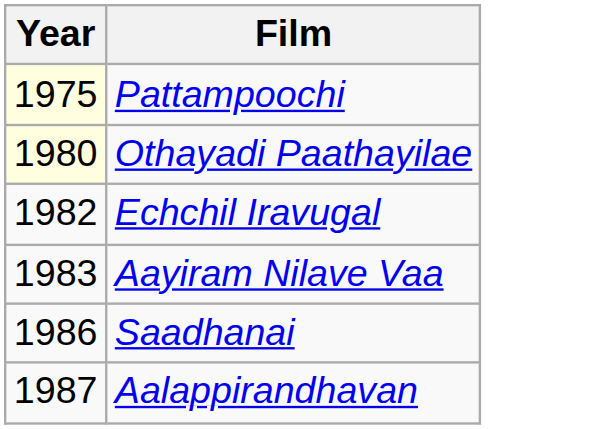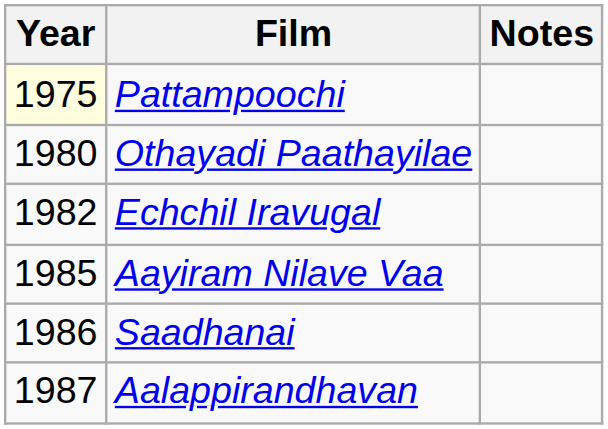+ column: (542, 34)
(56, 153) lightyellow background -> (56, 153) no background
(56, 272) 1983 -> (56, 272) 1985
